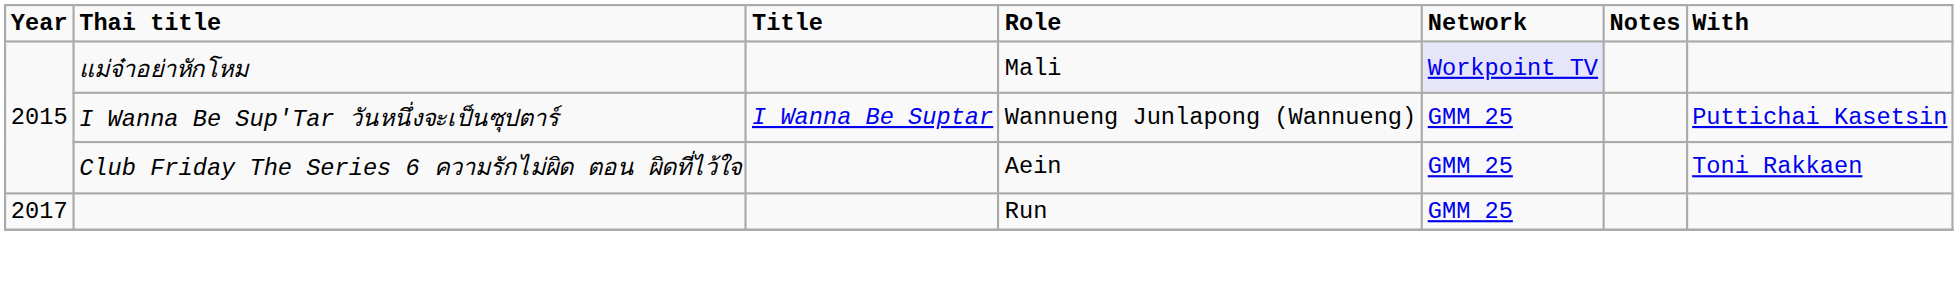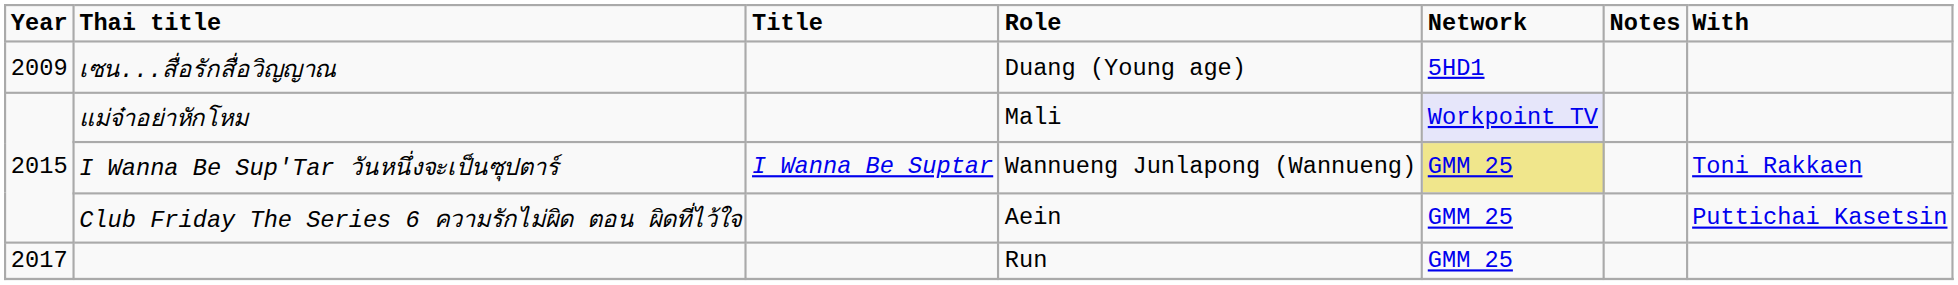+ row: (207, 70)
(1470, 118) no background -> (1470, 168) khaki background
(1820, 118) Puttichai Kasetsin -> (1777, 168) Toni Rakkaen
(1777, 168) Toni Rakkaen -> (1820, 218) Puttichai Kasetsin
